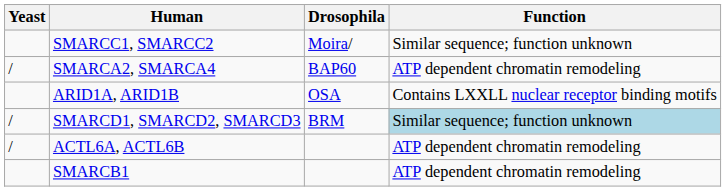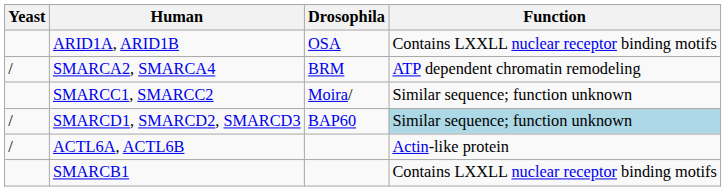rows swapped: (116, 95) <-> (133, 43)
(332, 69) BAP60 -> (326, 69) BRM
(326, 120) BRM -> (332, 120) BAP60
(516, 146) ATP dependent chromatin remodeling -> (451, 146) Actin-like protein
(516, 172) ATP dependent chromatin remodeling -> (555, 172) Contains LXXLL nuclear receptor binding motifs
